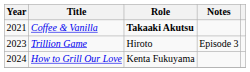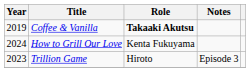(17, 28) 2021 -> (17, 28) 2019
rows swapped: (59, 43) <-> (76, 59)
